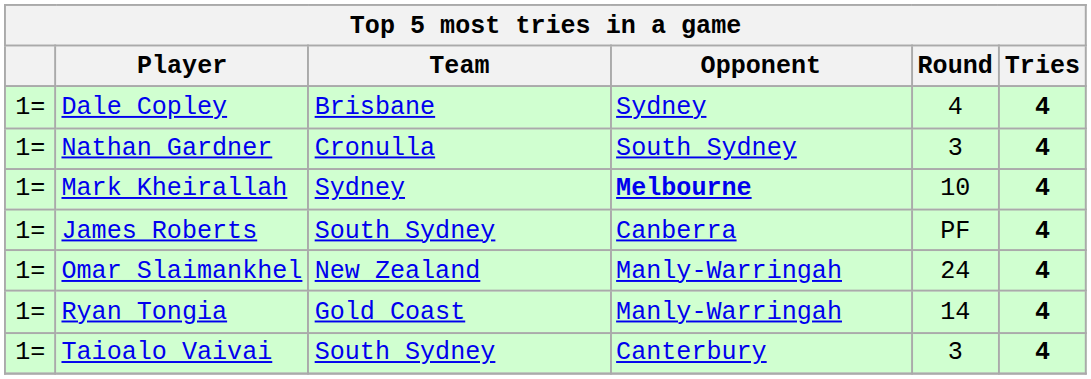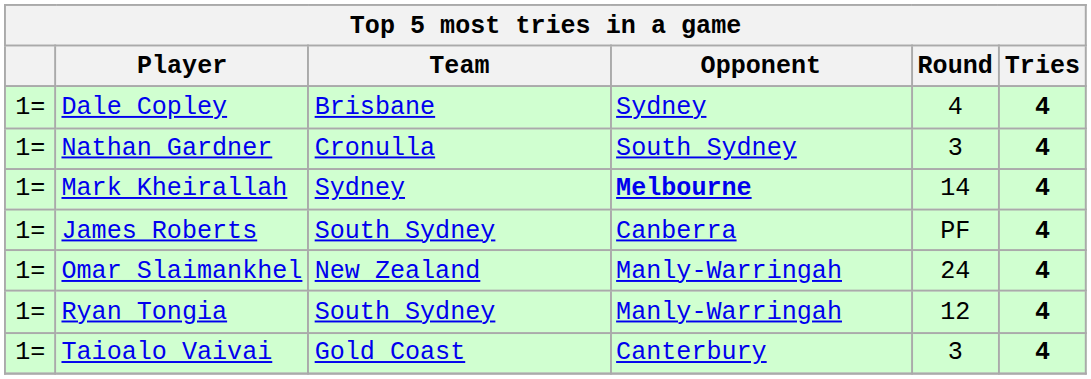(955, 189) 10 -> (955, 189) 14
(390, 312) Gold Coast -> (405, 312) South Sydney
(955, 312) 14 -> (955, 312) 12
(405, 353) South Sydney -> (390, 353) Gold Coast
